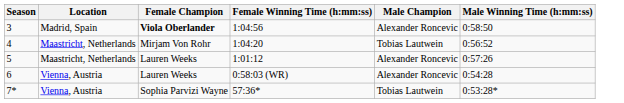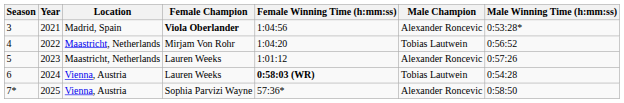+ column: (50, 12)
(478, 28) 0:58:50 -> (505, 28) 0:53:28*
(260, 75) normal -> (286, 75) bold
(417, 75) Alexander Roncevic -> (434, 75) Tobias Lautwein
(410, 91) Tobias Lautwein -> (442, 91) Alexander Roncevic
(480, 91) 0:53:28* -> (502, 91) 0:58:50
